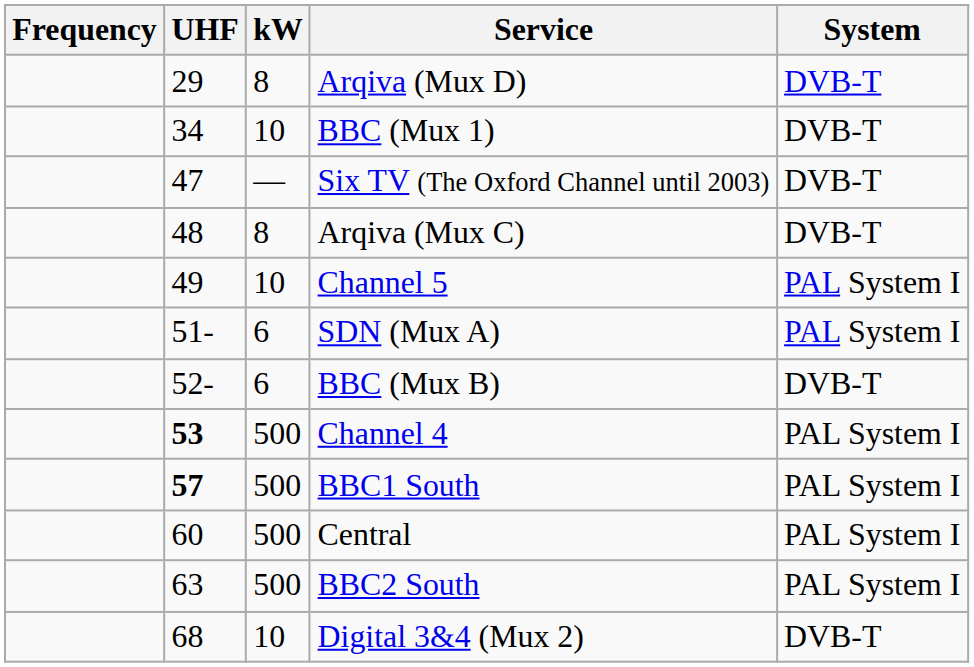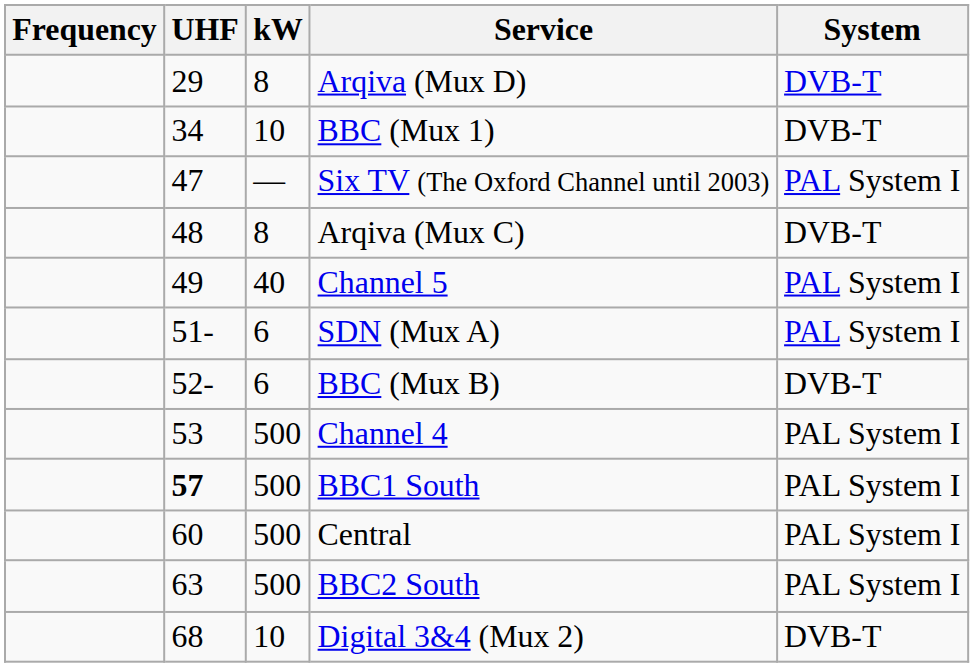(833, 181) DVB-T -> (872, 181) PAL System I
(269, 282) 10 -> (269, 282) 40
(187, 433) bold -> (187, 433) normal
